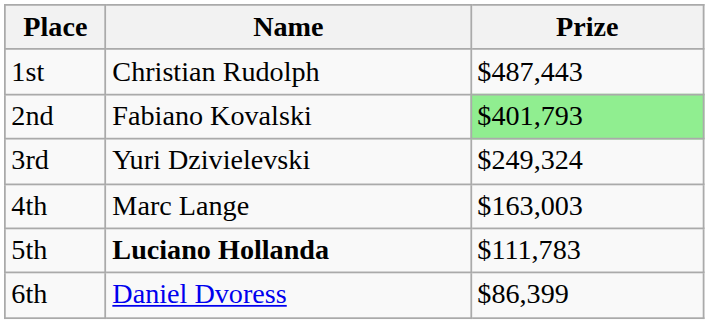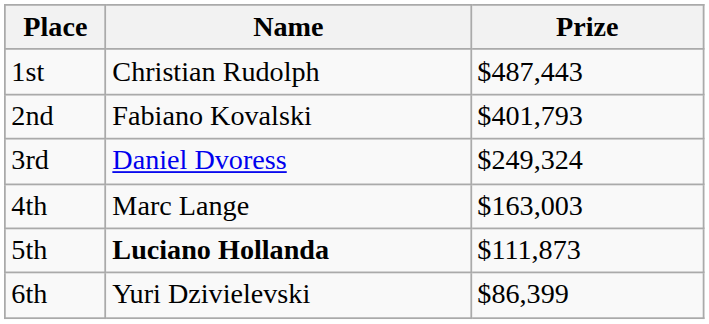(530, 116) lightgreen background -> (530, 116) no background
(211, 160) Yuri Dzivielevski -> (200, 160) Daniel Dvoress
(529, 250) $111,783 -> (529, 250) $111,873
(200, 294) Daniel Dvoress -> (211, 294) Yuri Dzivielevski
